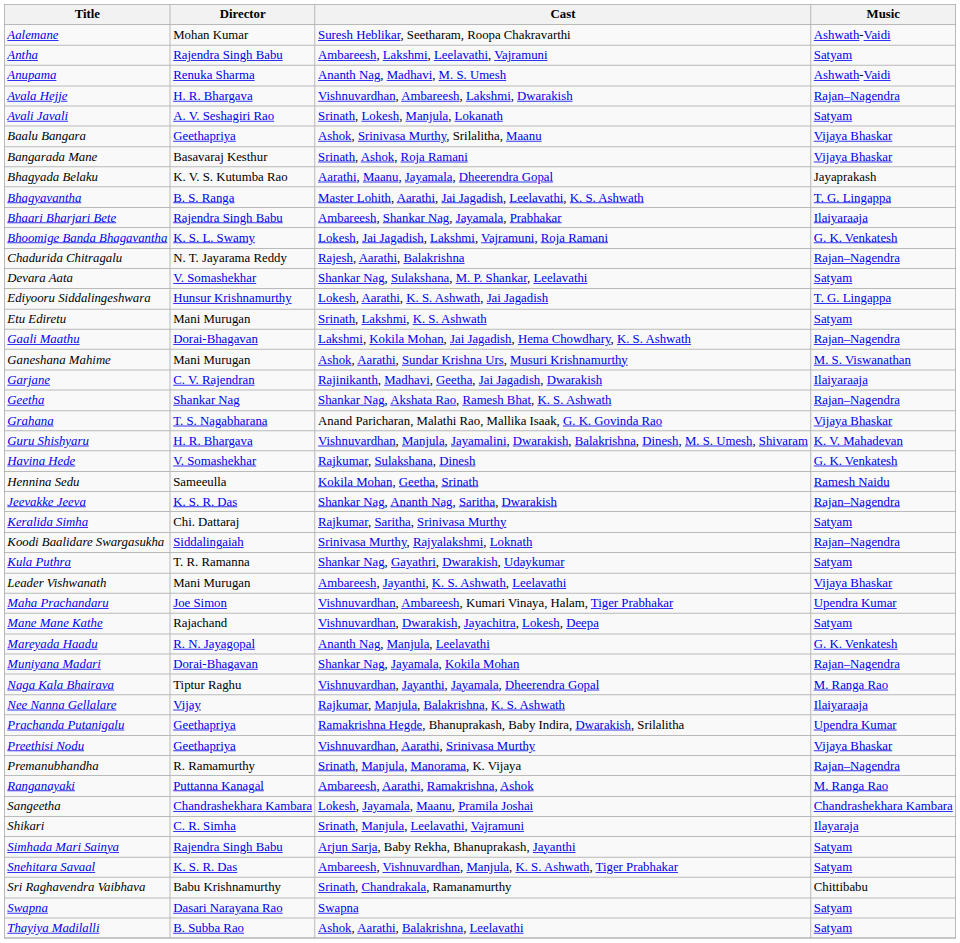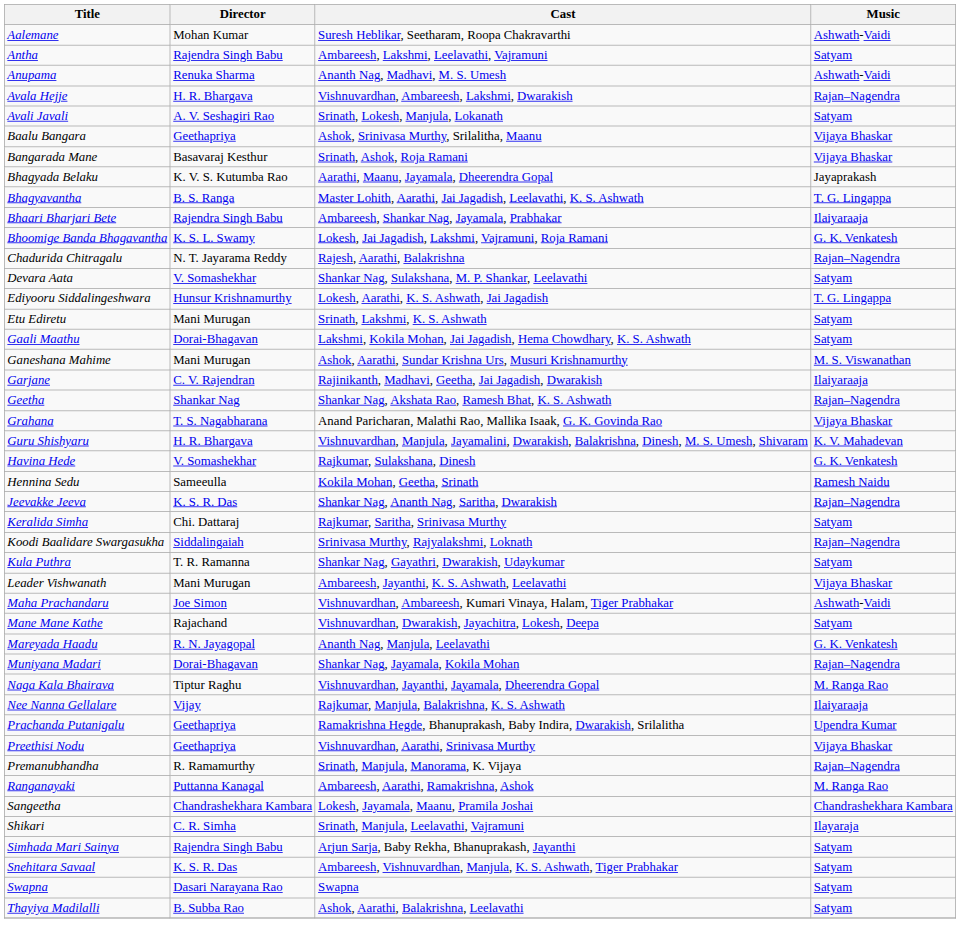(857, 339) Rajan–Nagendra -> (833, 339) Satyam
(855, 603) Upendra Kumar -> (852, 603) Ashwath-Vaidi
- row: (76, 887)
